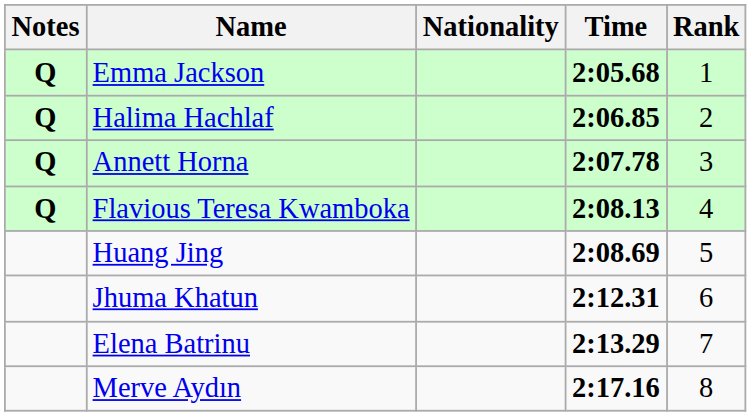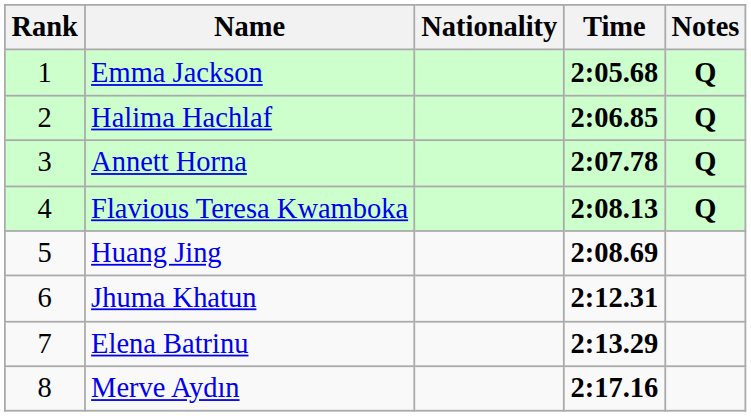columns swapped: (706, 27) <-> (45, 27)
